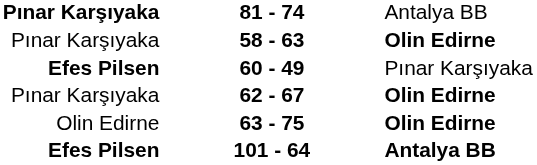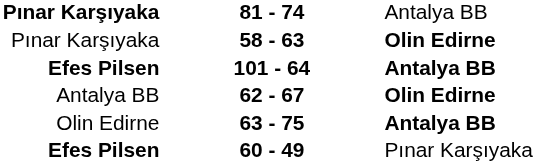rows swapped: (272, 67) <-> (272, 150)
(85, 95) Pınar Karşıyaka -> (108, 95) Antalya BB
(440, 122) Olin Edirne -> (440, 122) Antalya BB
